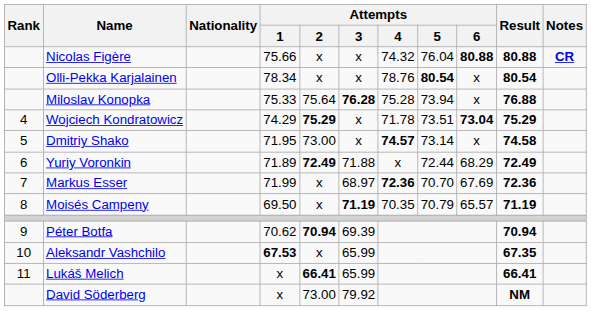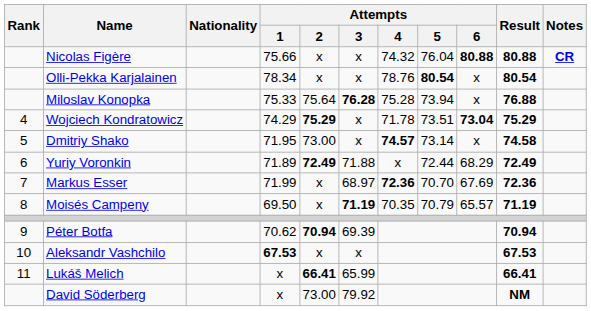(359, 252) 65.99 -> (359, 252) x
(520, 252) 67.35 -> (520, 252) 67.53
